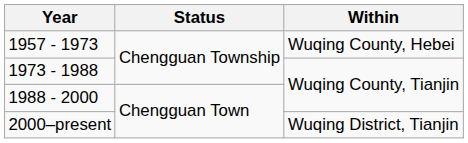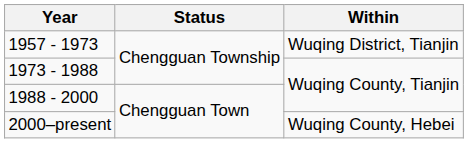(371, 44) Wuqing County, Hebei -> (373, 44) Wuqing District, Tianjin
(373, 124) Wuqing District, Tianjin -> (371, 124) Wuqing County, Hebei
